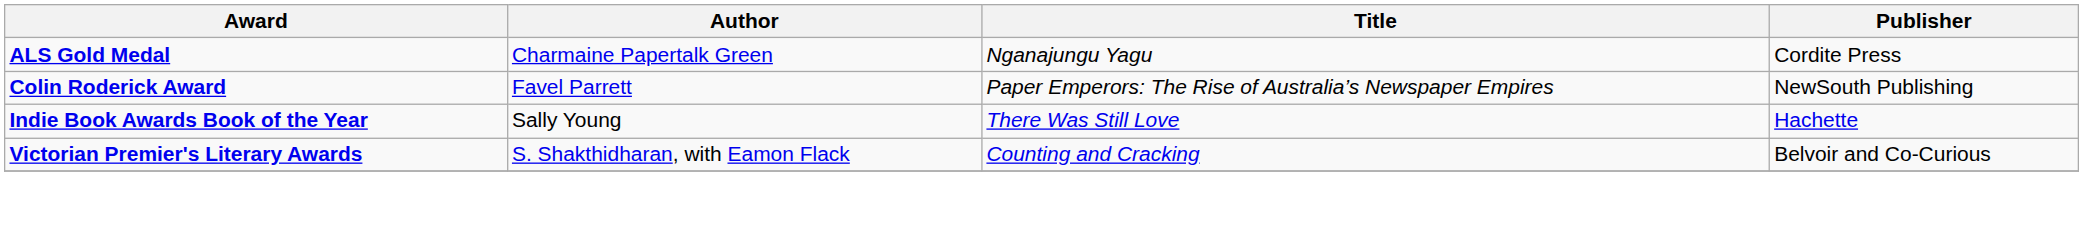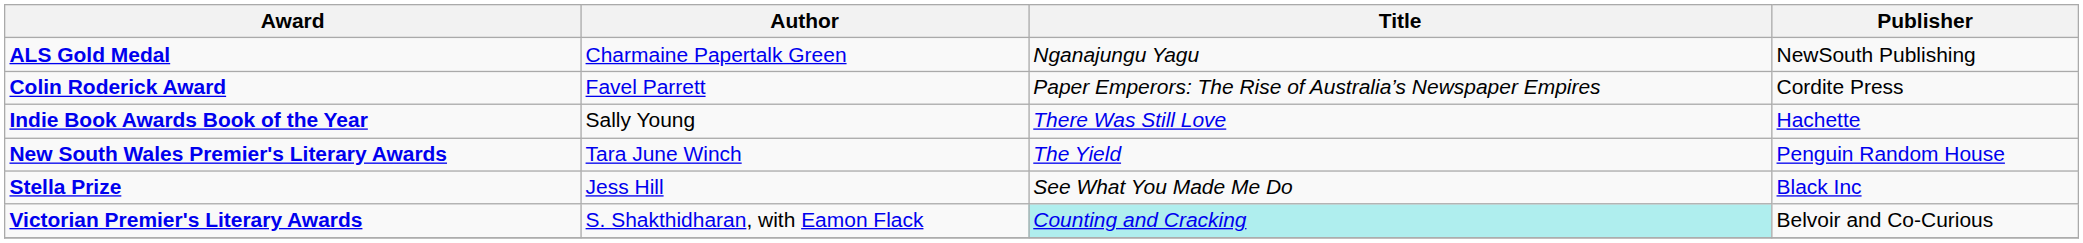(1838, 54) Cordite Press -> (1876, 54) NewSouth Publishing
(1874, 87) NewSouth Publishing -> (1840, 87) Cordite Press
+ row: (228, 154)
+ row: (65, 187)
(1093, 154) no background -> (1140, 220) paleturquoise background
